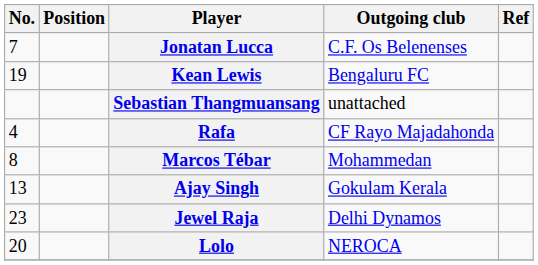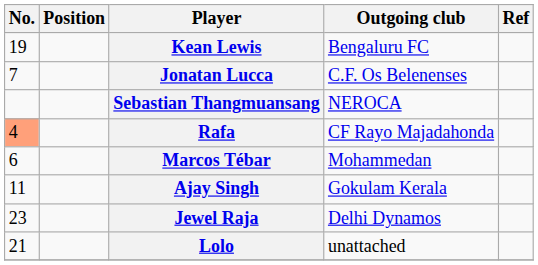rows swapped: (217, 75) <-> (217, 47)
(367, 103) unattached -> (365, 103) NEROCA
(13, 132) no background -> (13, 132) lightsalmon background
(13, 160) 8 -> (13, 160) 6
(18, 189) 13 -> (17, 189) 11
(18, 246) 20 -> (18, 246) 21
(365, 246) NEROCA -> (367, 246) unattached
